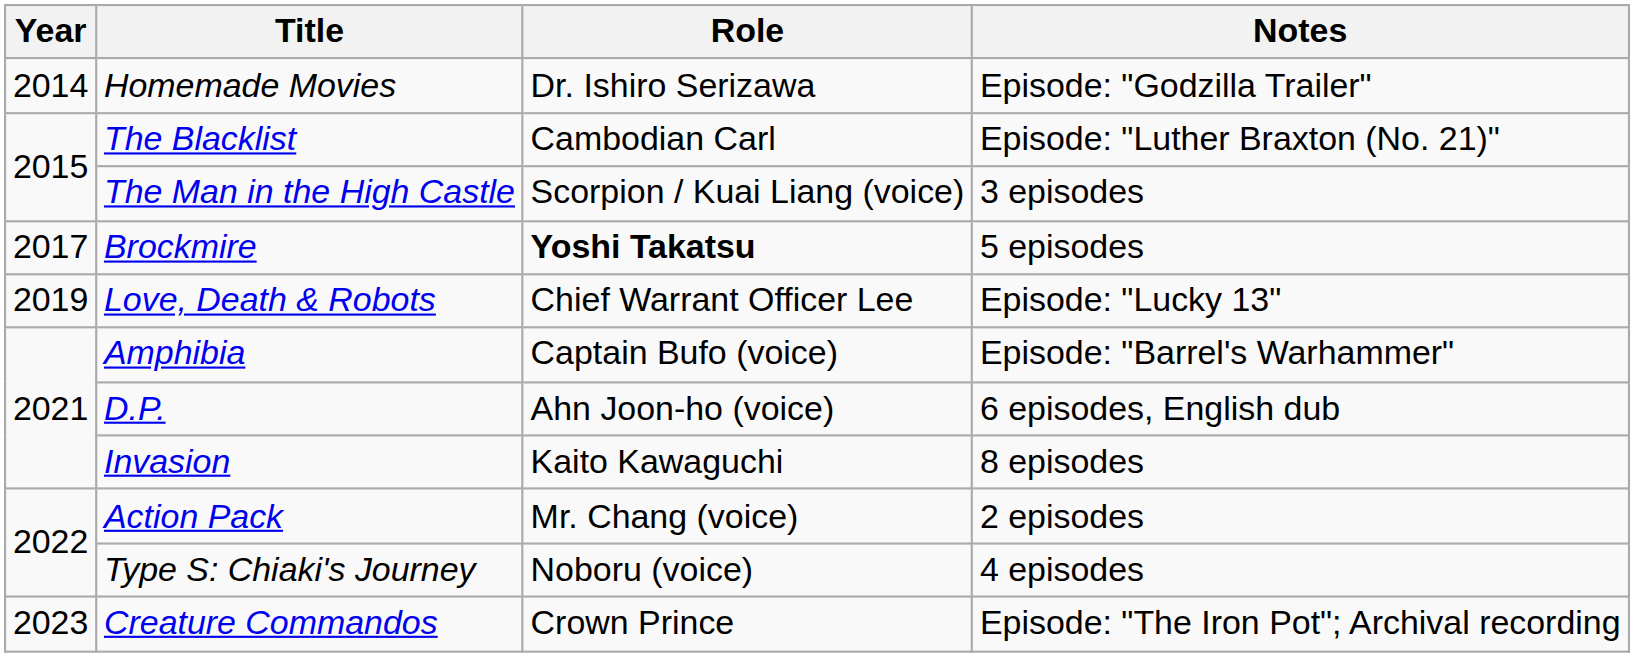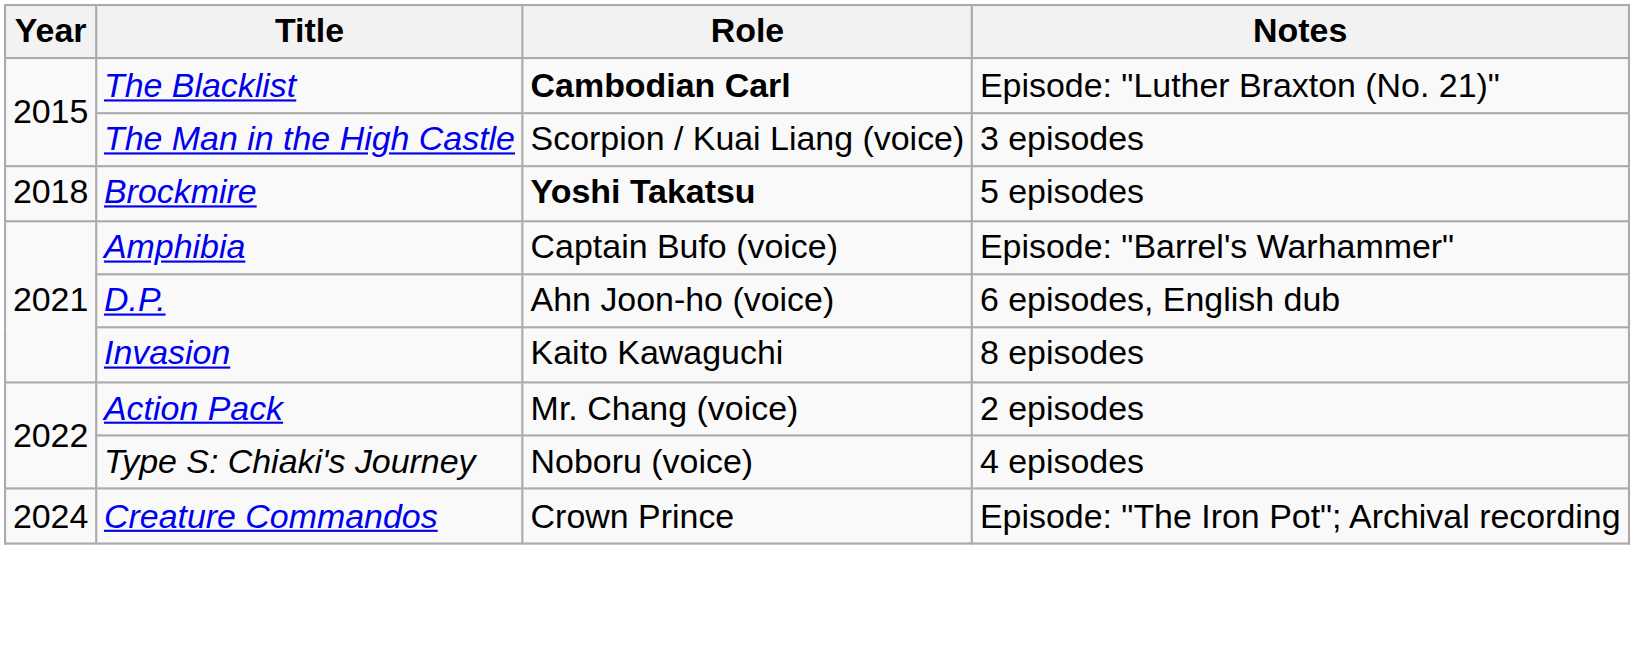- row: (250, 85)
(653, 138) normal -> (661, 85) bold
(51, 246) 2017 -> (51, 192) 2018
- row: (270, 300)
(51, 623) 2023 -> (51, 515) 2024
